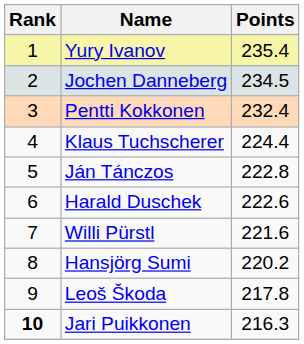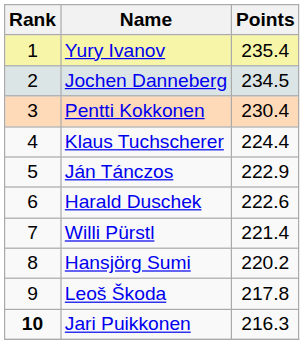(265, 111) 232.4 -> (265, 111) 230.4
(265, 171) 222.8 -> (265, 171) 222.9
(265, 232) 221.6 -> (265, 232) 221.4
